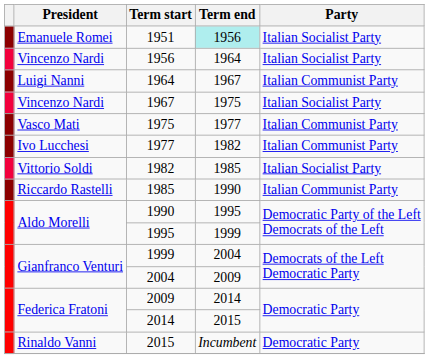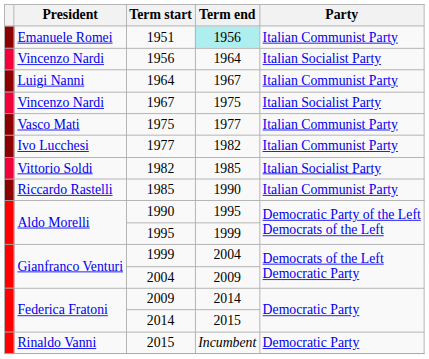(322, 37) Italian Socialist Party -> (330, 37) Italian Communist Party
